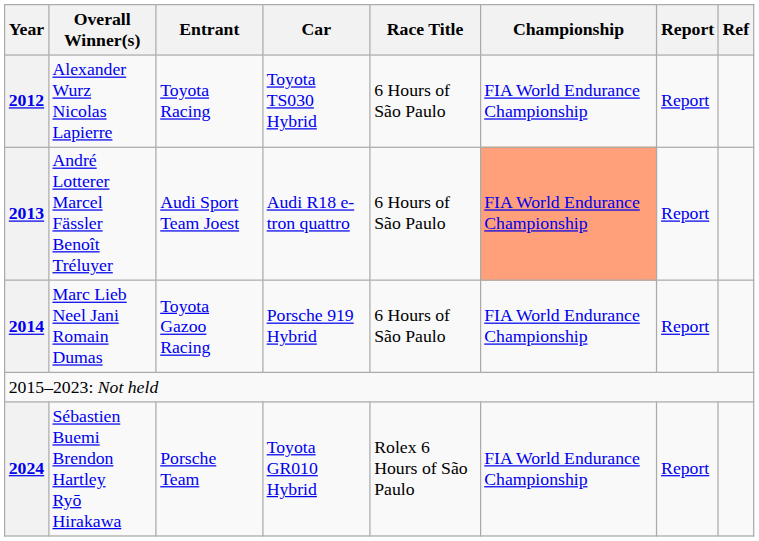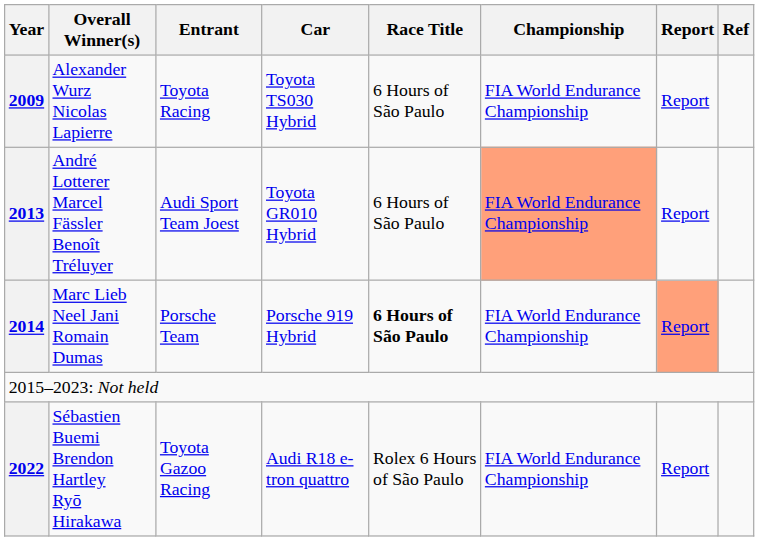(26, 100) 2012 -> (26, 100) 2009
(310, 213) Audi R18 e-tron quattro -> (292, 213) Toyota GR010 Hybrid
(185, 326) Toyota Gazoo Racing -> (188, 326) Porsche Team
(412, 326) normal -> (413, 326) bold
(685, 326) no background -> (685, 326) lightsalmon background
(26, 468) 2024 -> (26, 468) 2022
(188, 468) Porsche Team -> (185, 468) Toyota Gazoo Racing
(292, 468) Toyota GR010 Hybrid -> (310, 468) Audi R18 e-tron quattro
